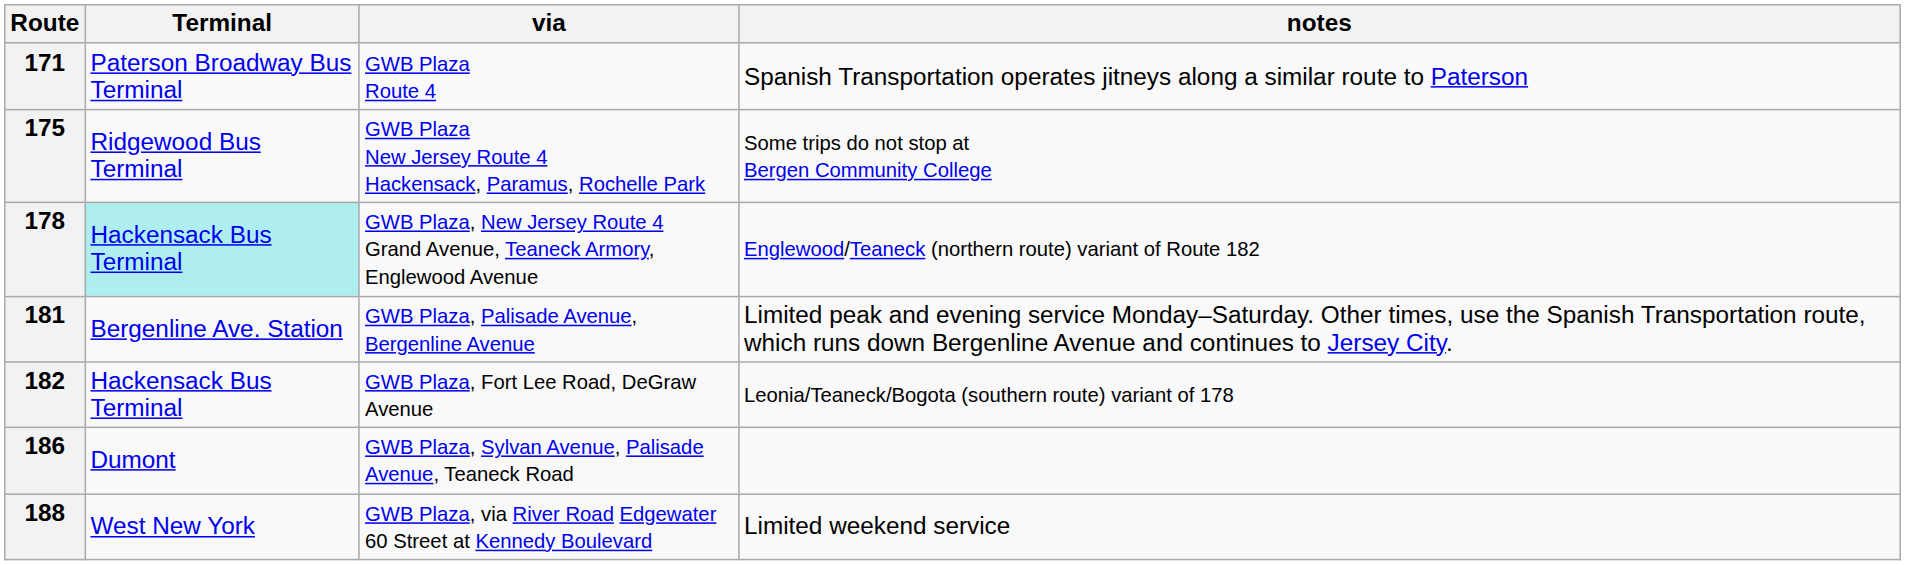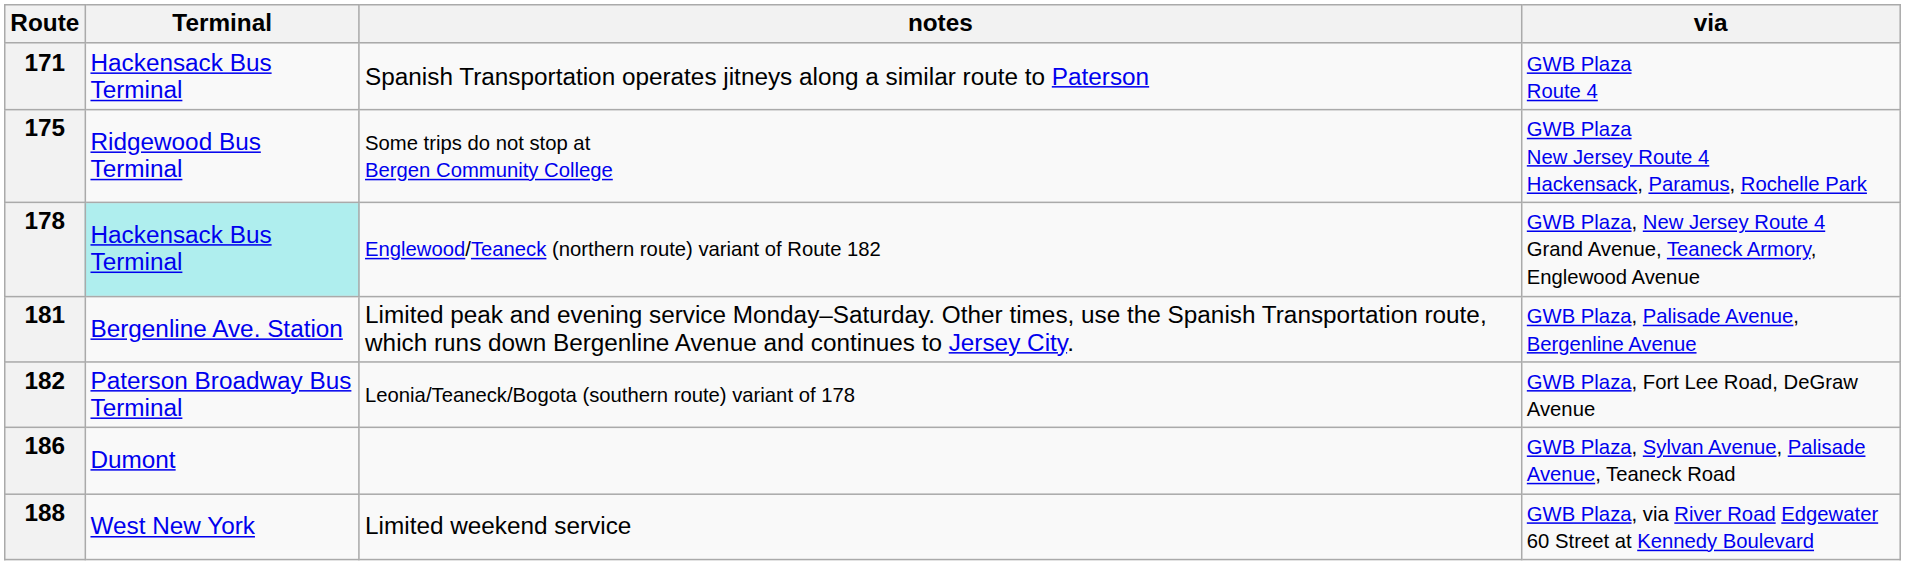columns swapped: (549, 23) <-> (1319, 23)
(221, 76) Paterson Broadway Bus Terminal -> (181, 76) Hackensack Bus Terminal
(181, 394) Hackensack Bus Terminal -> (221, 394) Paterson Broadway Bus Terminal
